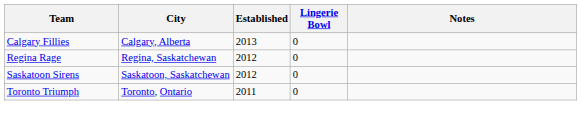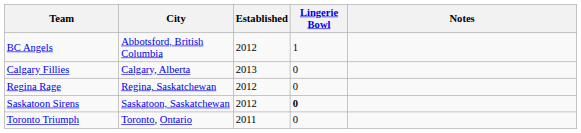+ row: (30, 47)
(295, 74) normal -> (295, 103) bold
